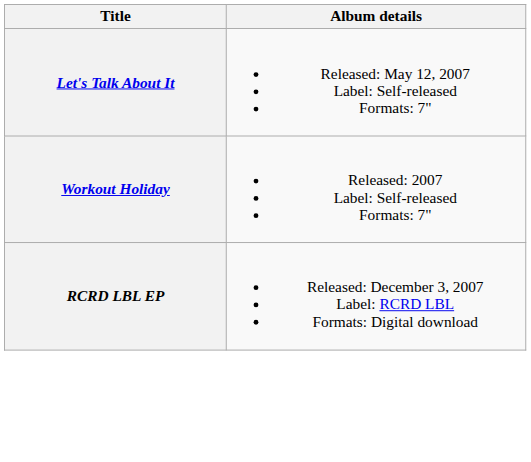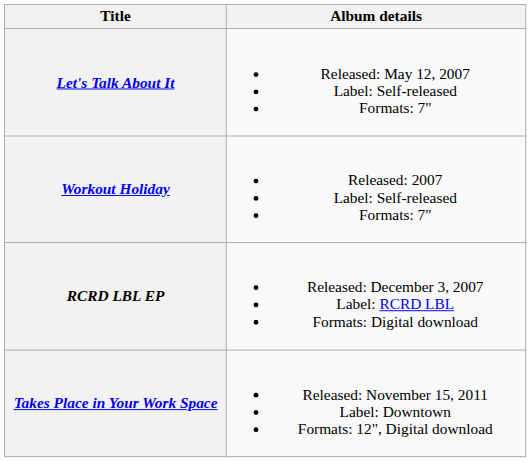+ row: (116, 403)
